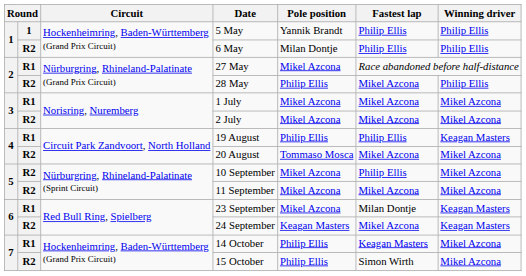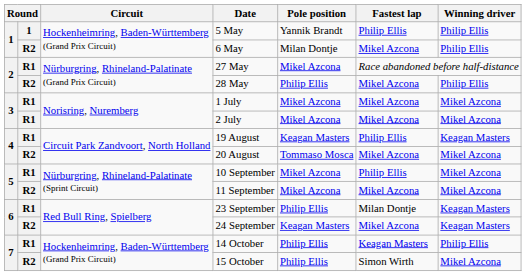(383, 48) Philip Ellis -> (389, 48) Mikel Azcona
(29, 119) R2 -> (29, 119) R1
(304, 137) Philip Ellis -> (315, 137) Keagan Masters
(29, 172) R2 -> (29, 172) R1
(310, 207) Mikel Azcona -> (304, 207) Philip Ellis
(471, 243) Mikel Azcona -> (464, 243) Philip Ellis
